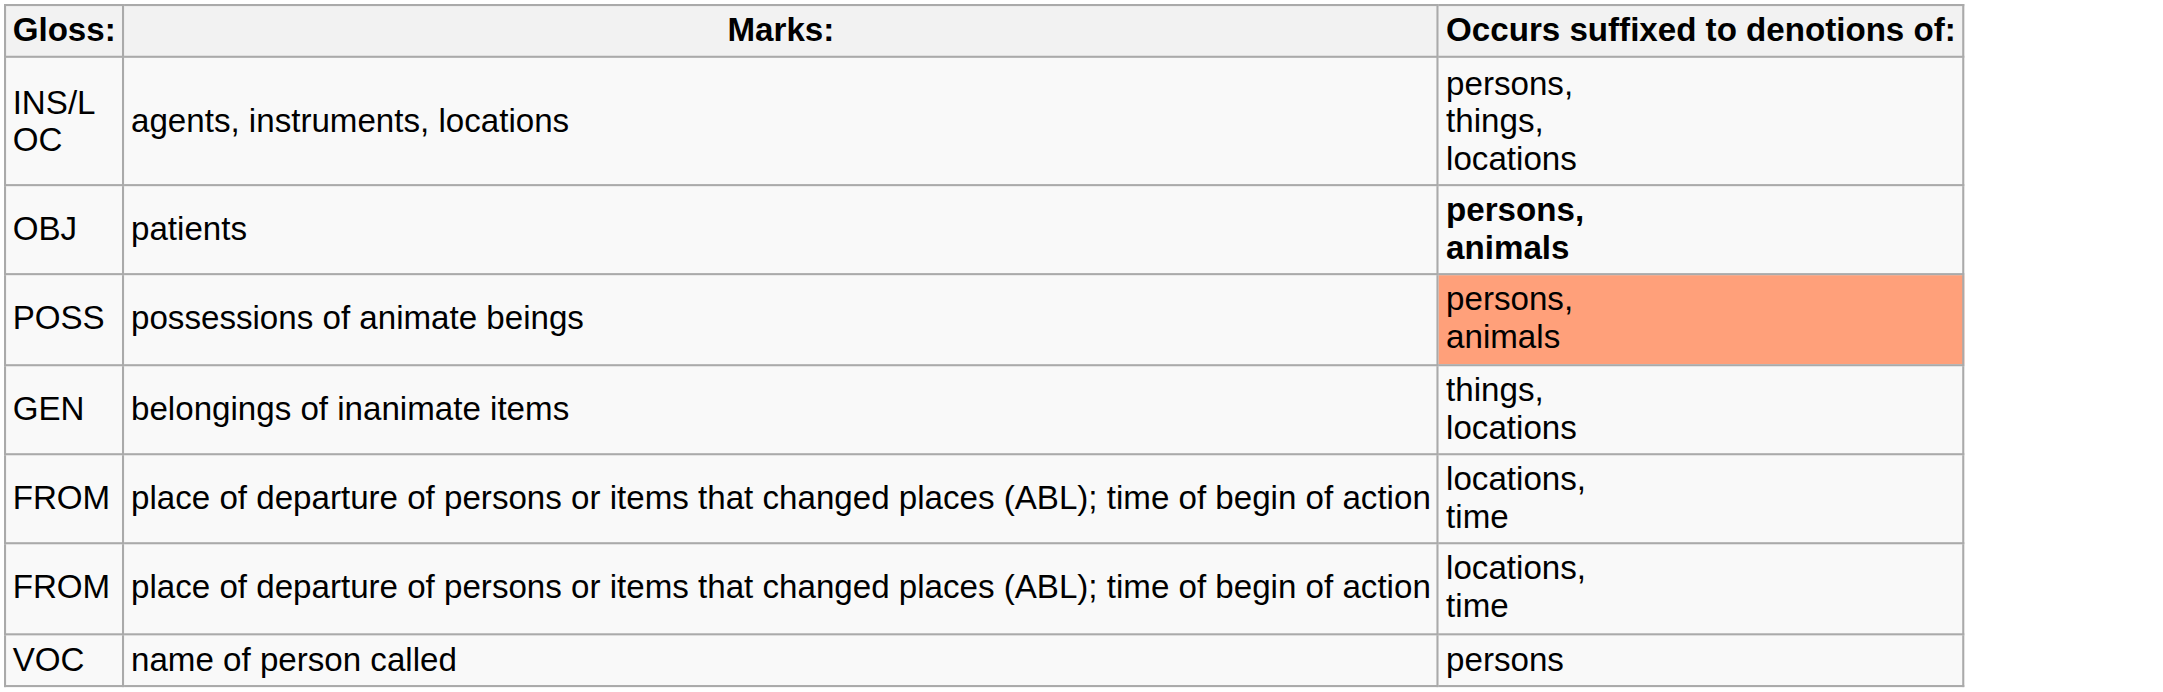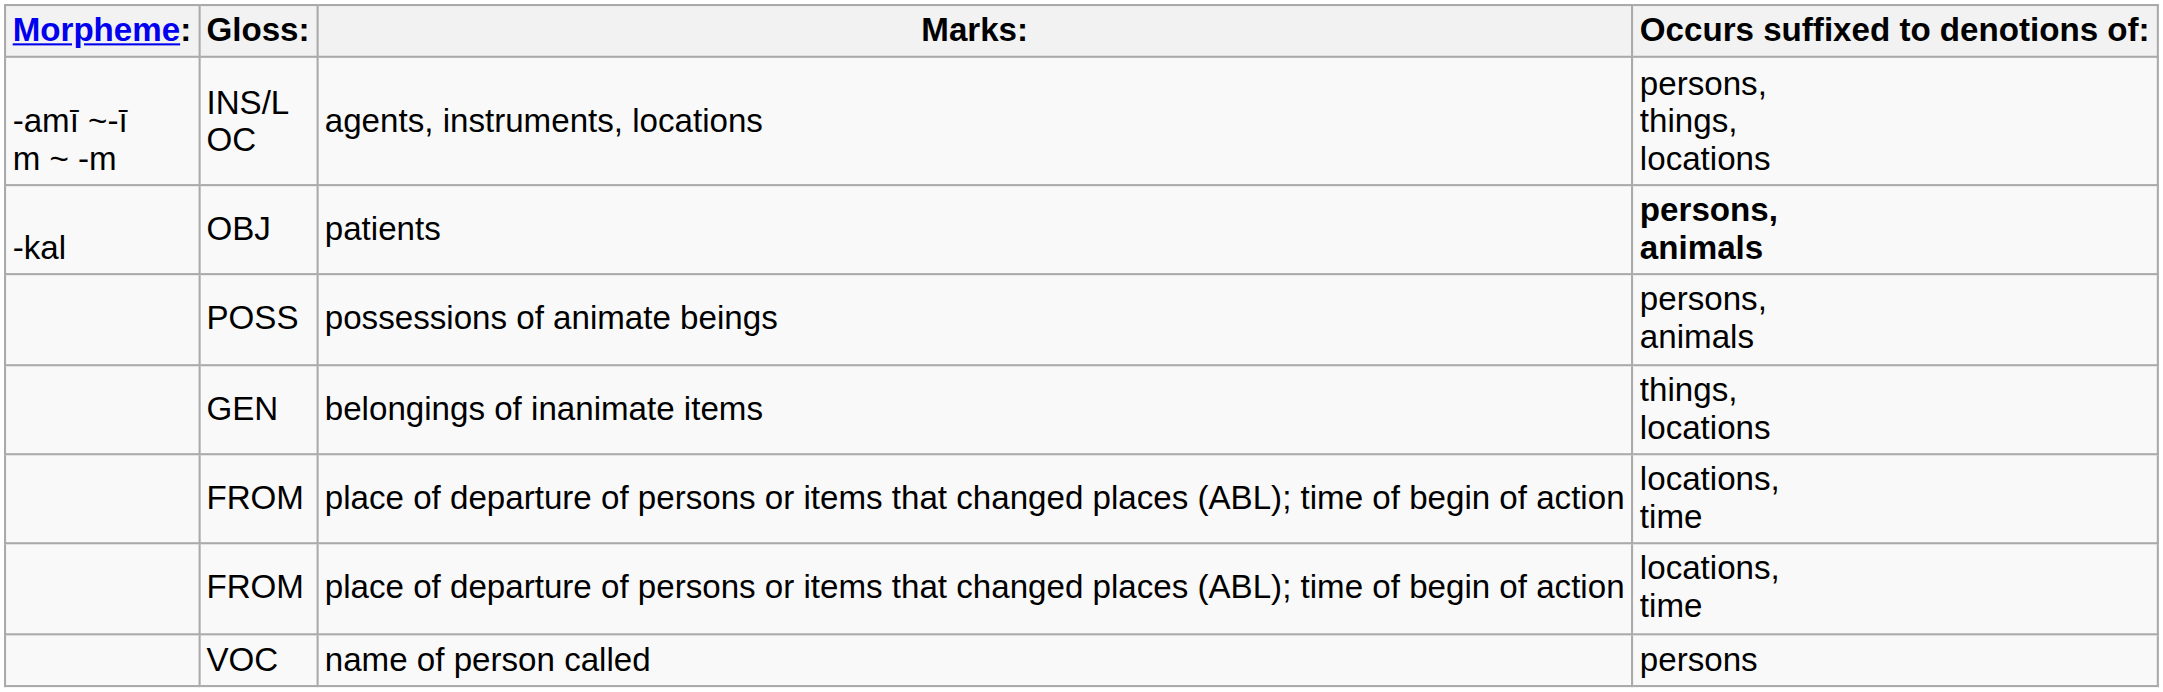+ column: (102, 30)
(1510, 318) lightsalmon background -> (1703, 318) no background
